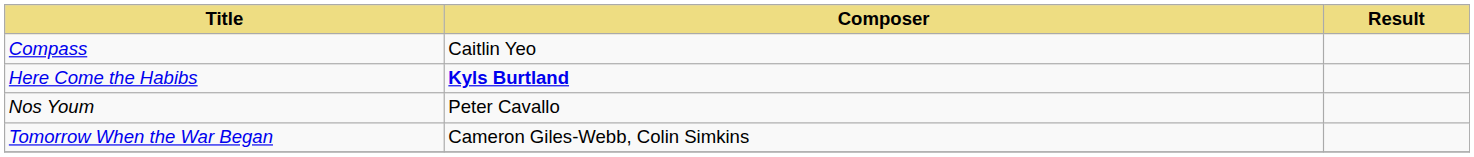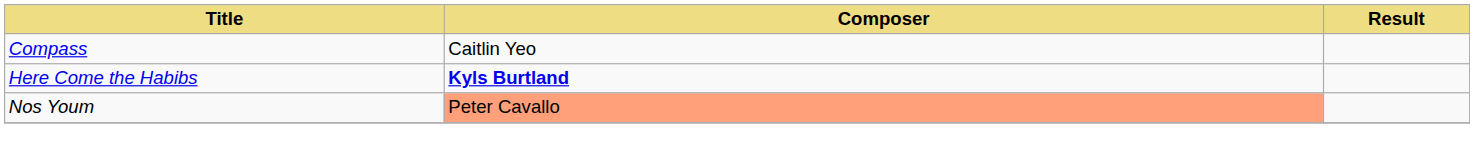(504, 107) no background -> (504, 107) lightsalmon background
- row: (141, 136)
